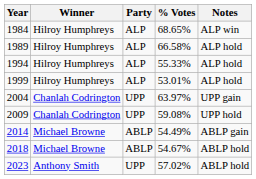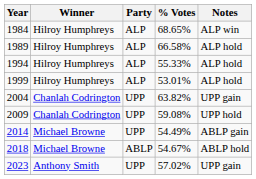(174, 98) 63.97% -> (174, 98) 63.82%
(139, 132) ABLP -> (135, 132) UPP
(225, 166) ABLP hold -> (221, 166) UPP gain
